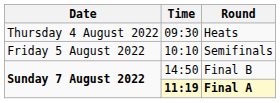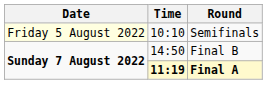- row: (221, 32)
(76, 51) no background -> (76, 32) lightyellow background
